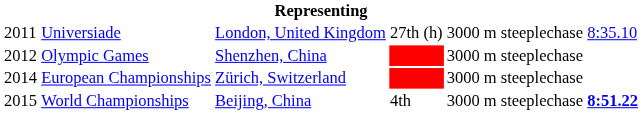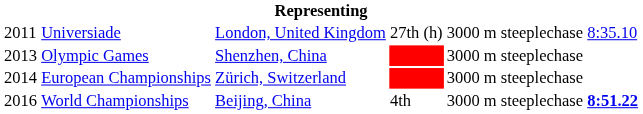(21, 55) 2012 -> (21, 55) 2013
(21, 100) 2015 -> (21, 100) 2016
